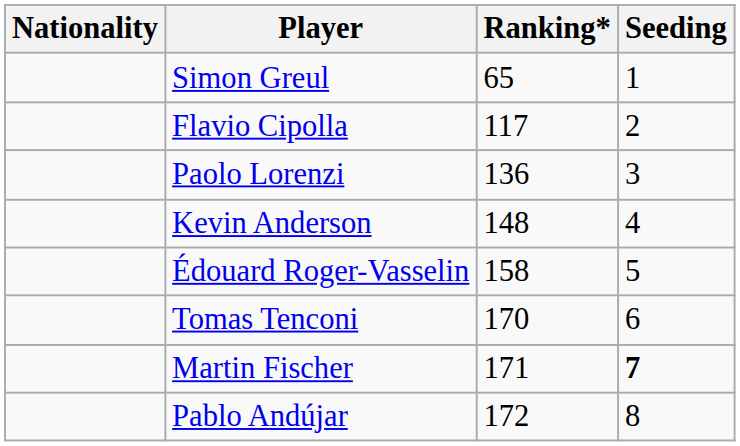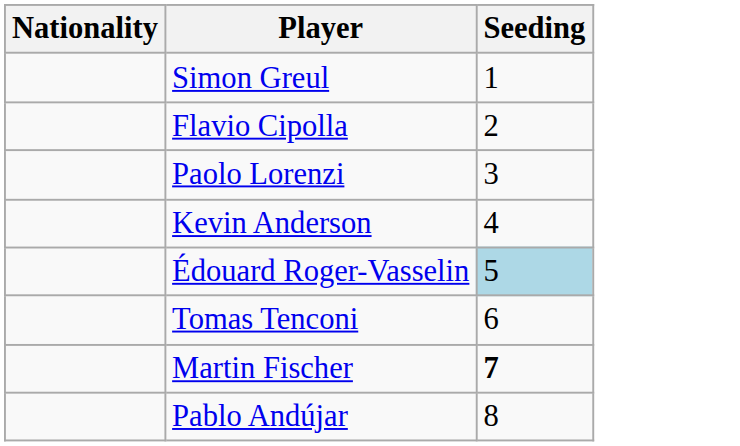- column: (547, 28)
(633, 271) no background -> (491, 271) lightblue background
